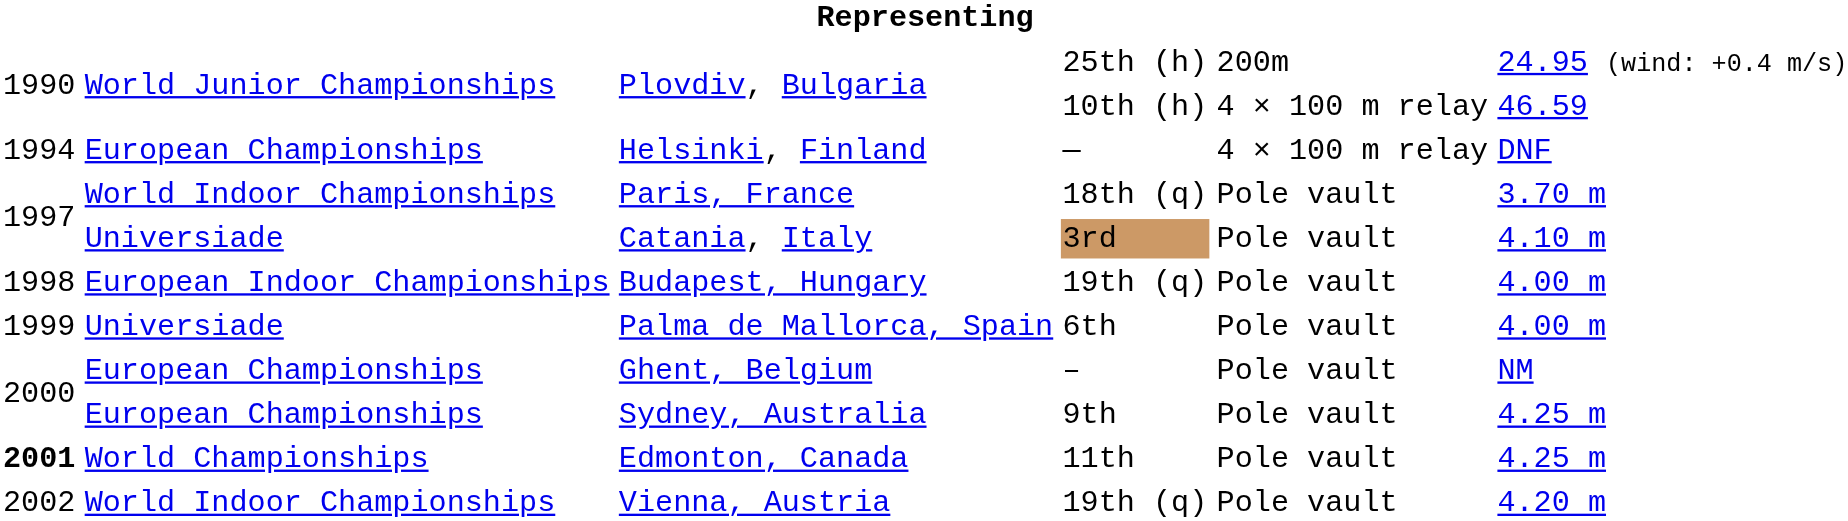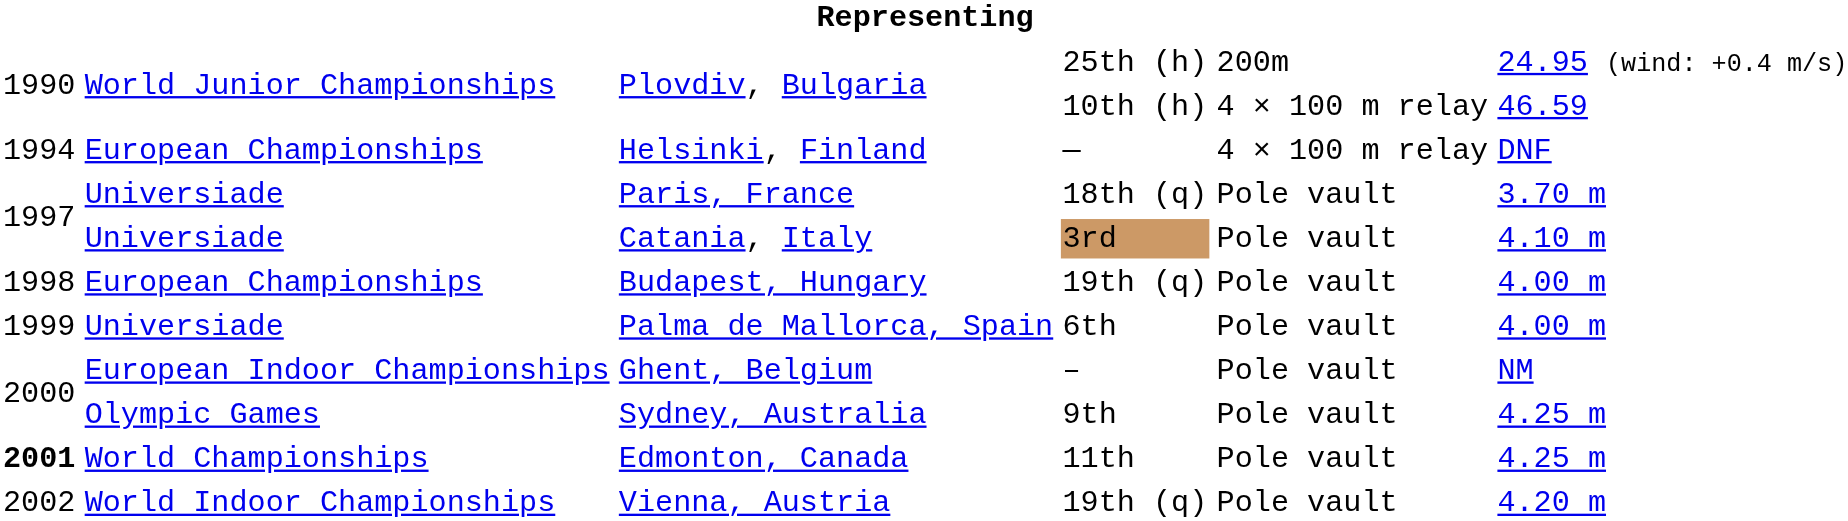(320, 195) World Indoor Championships -> (184, 195) Universiade
(347, 283) European Indoor Championships -> (284, 283) European Championships
(284, 371) European Championships -> (347, 371) European Indoor Championships
(284, 415) European Championships -> (202, 415) Olympic Games
